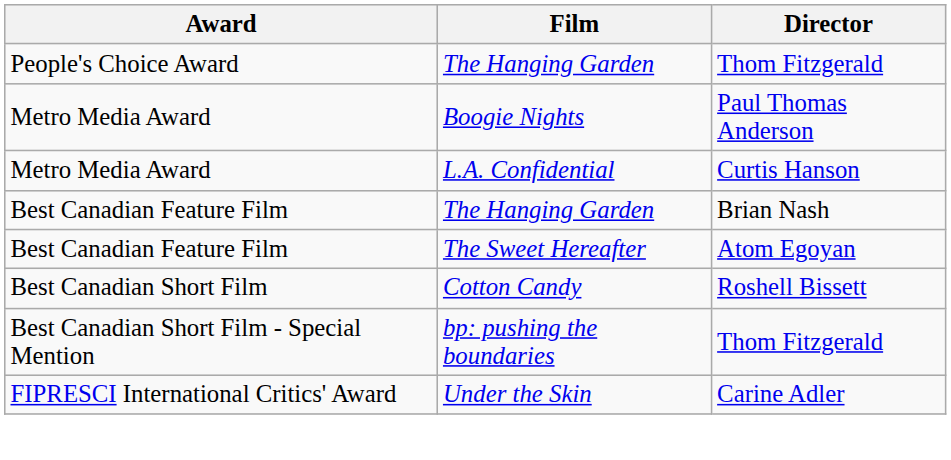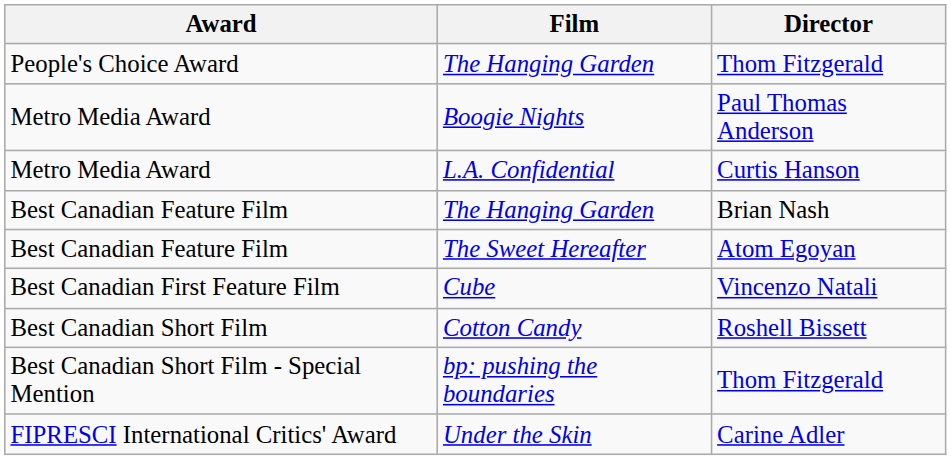+ row: (175, 288)
